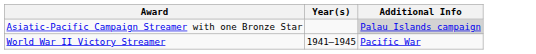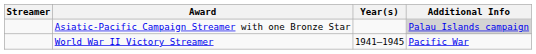+ column: (28, 12)
